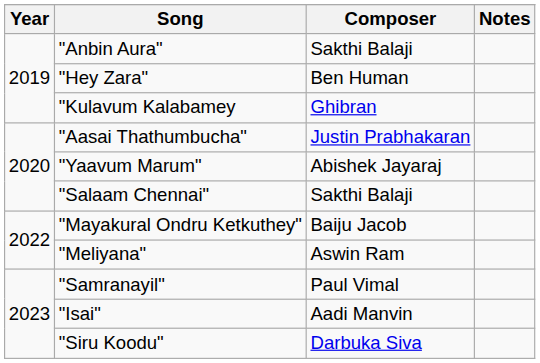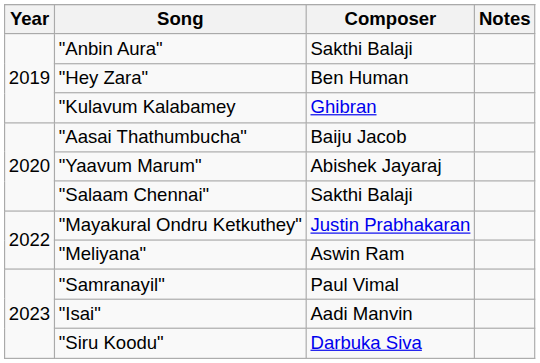(390, 136) Justin Prabhakaran -> (358, 136) Baiju Jacob
(358, 225) Baiju Jacob -> (390, 225) Justin Prabhakaran
